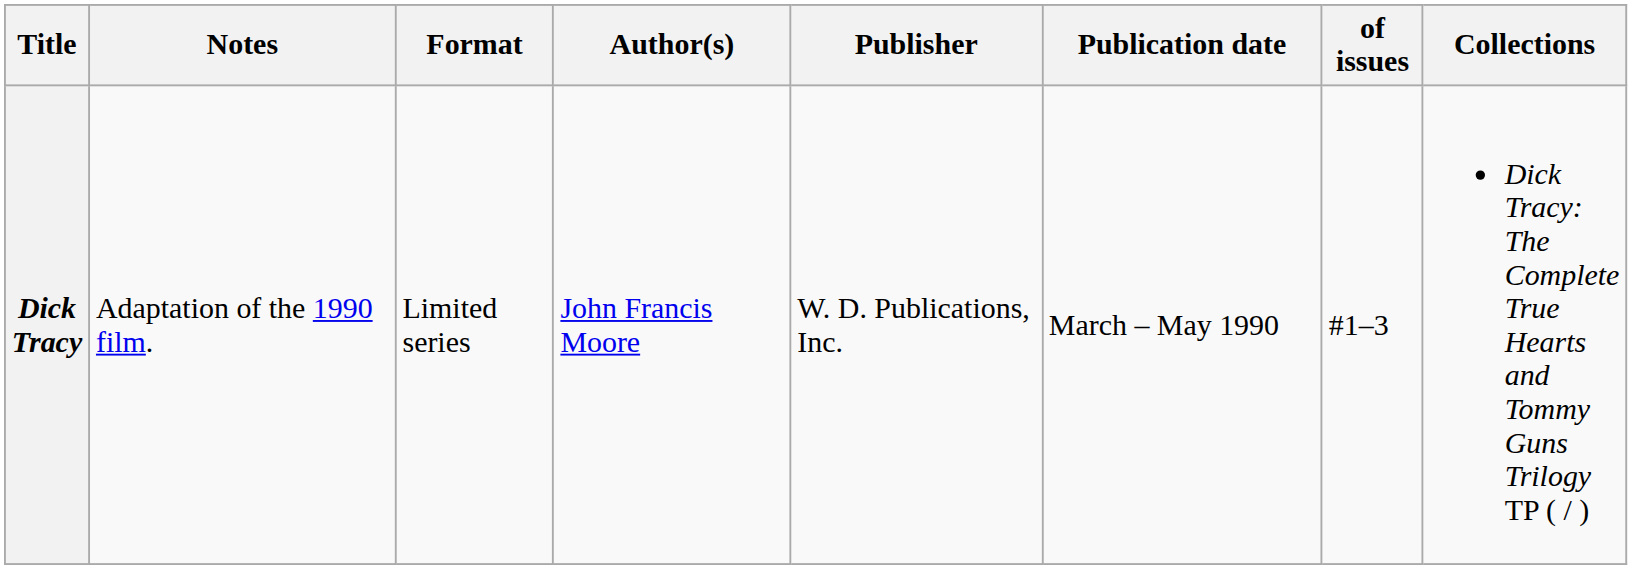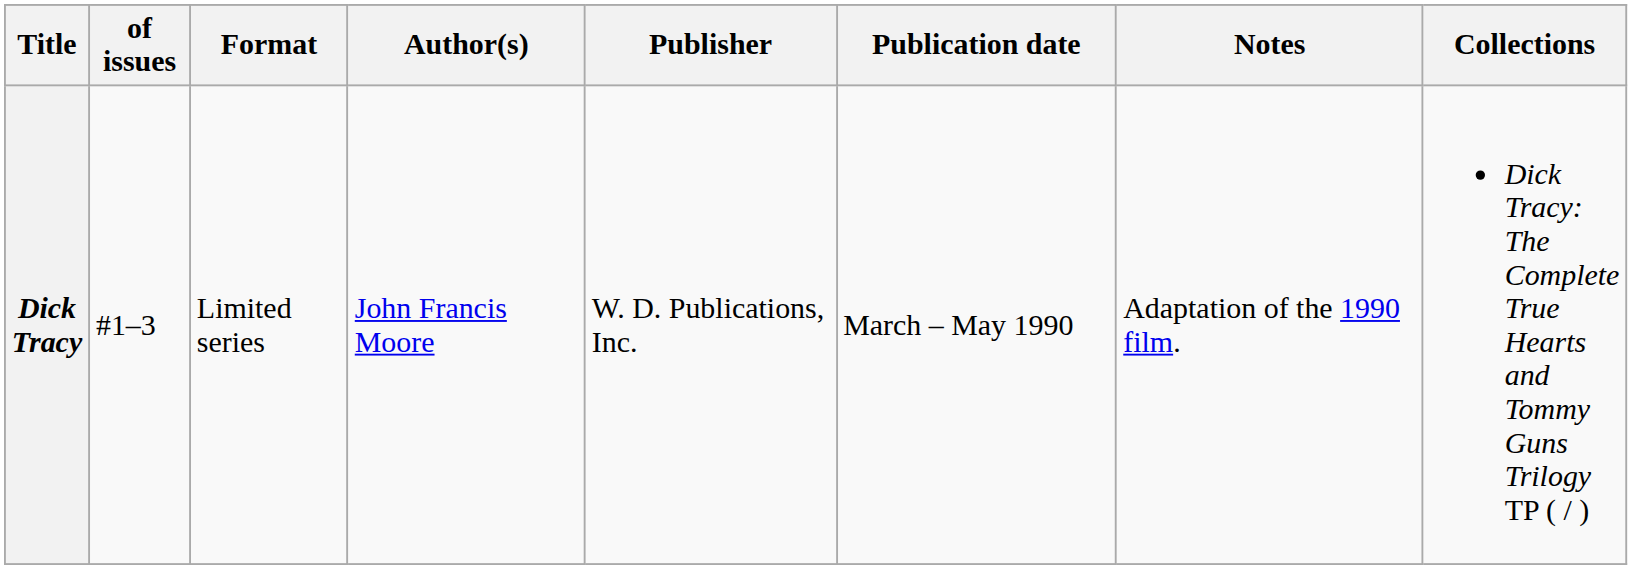columns swapped: (1372, 45) <-> (242, 45)
